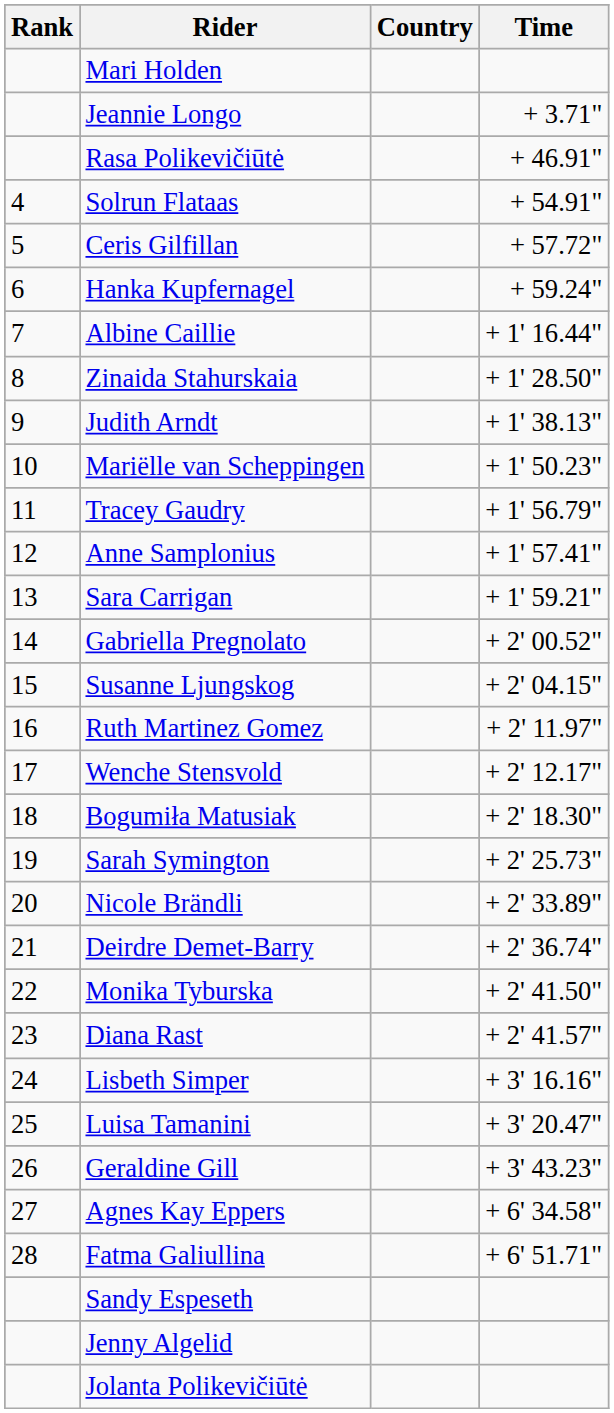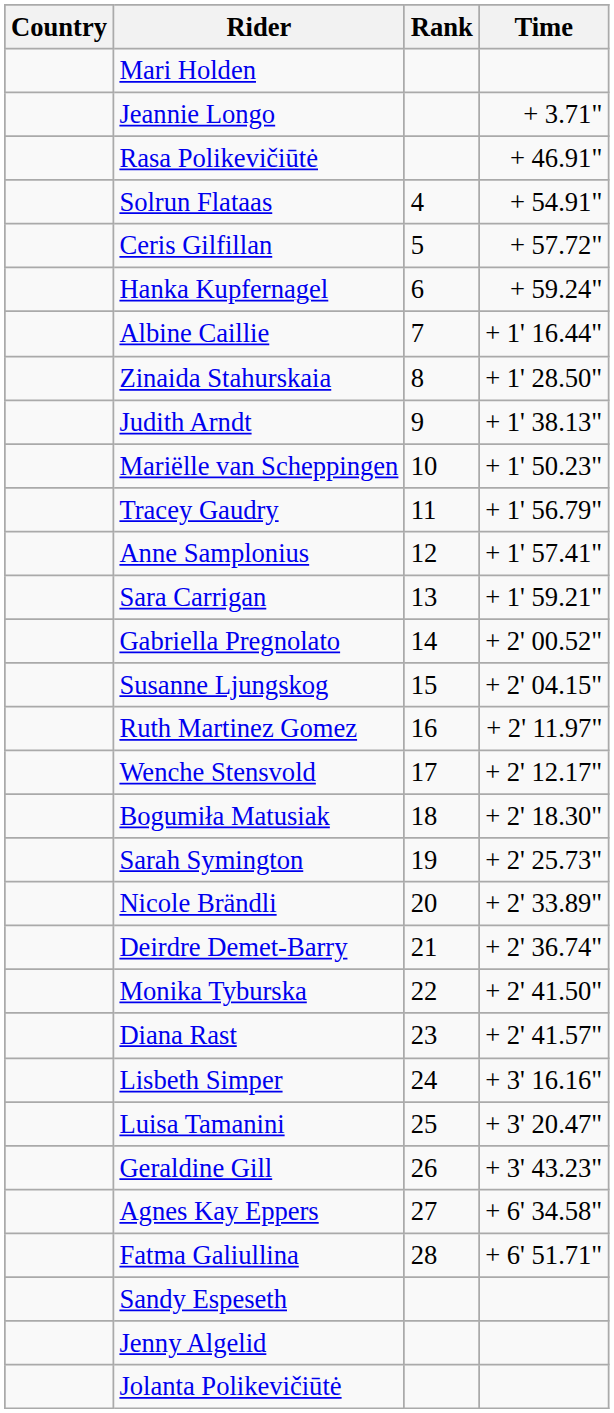columns swapped: (42, 26) <-> (425, 26)
